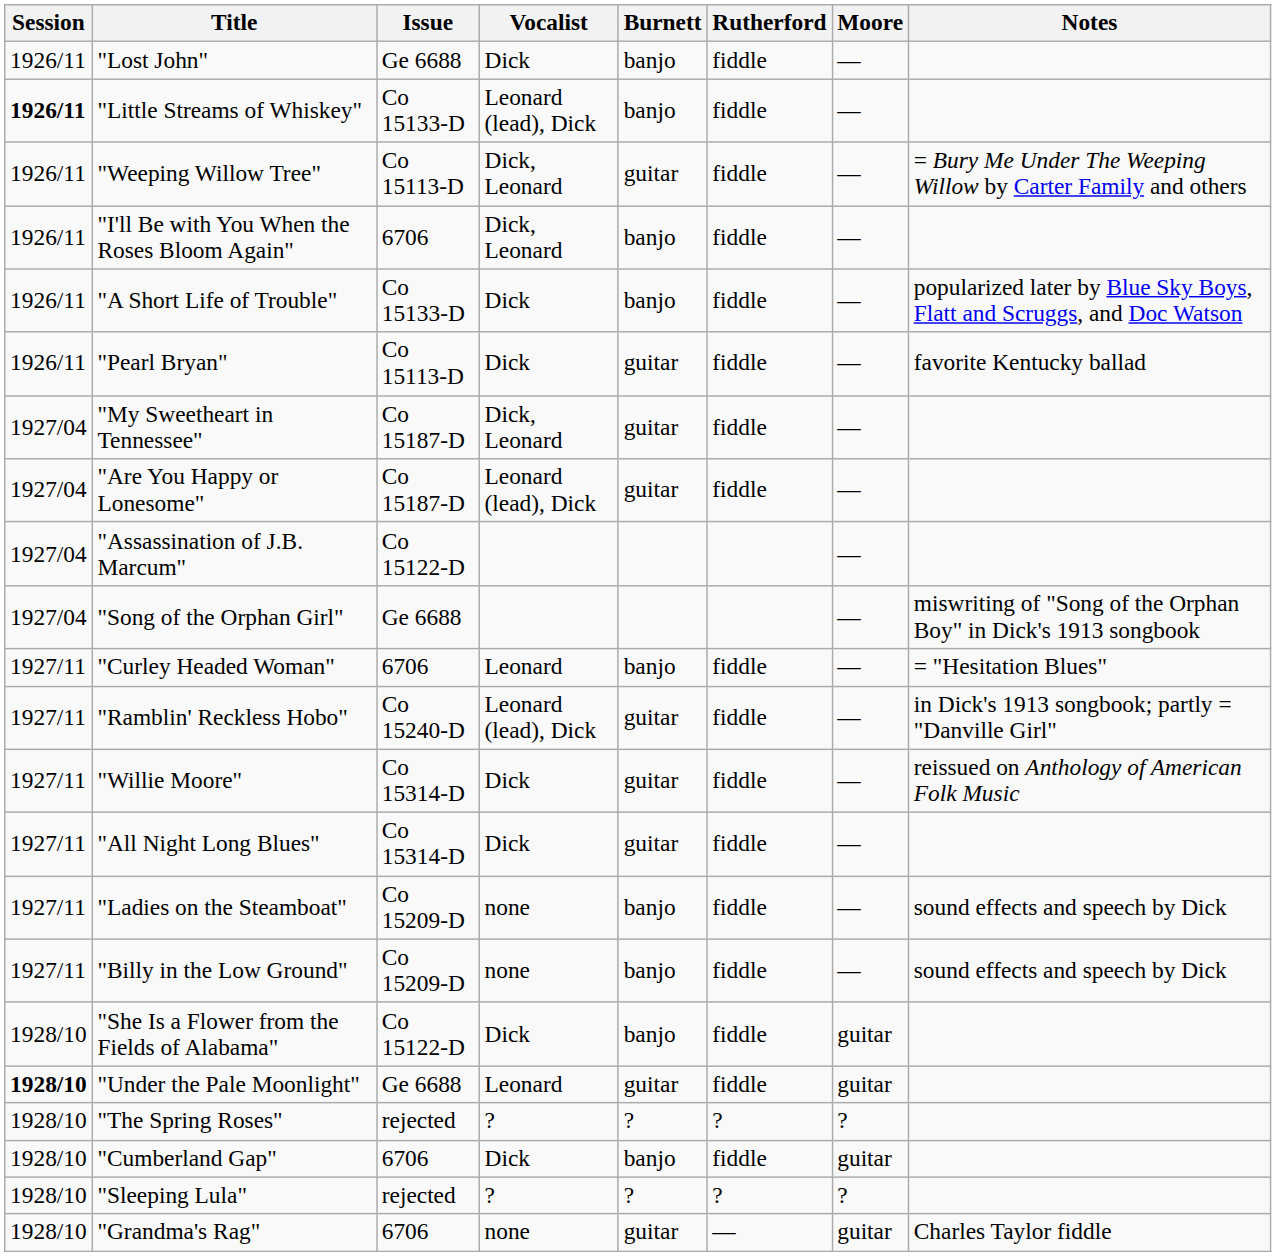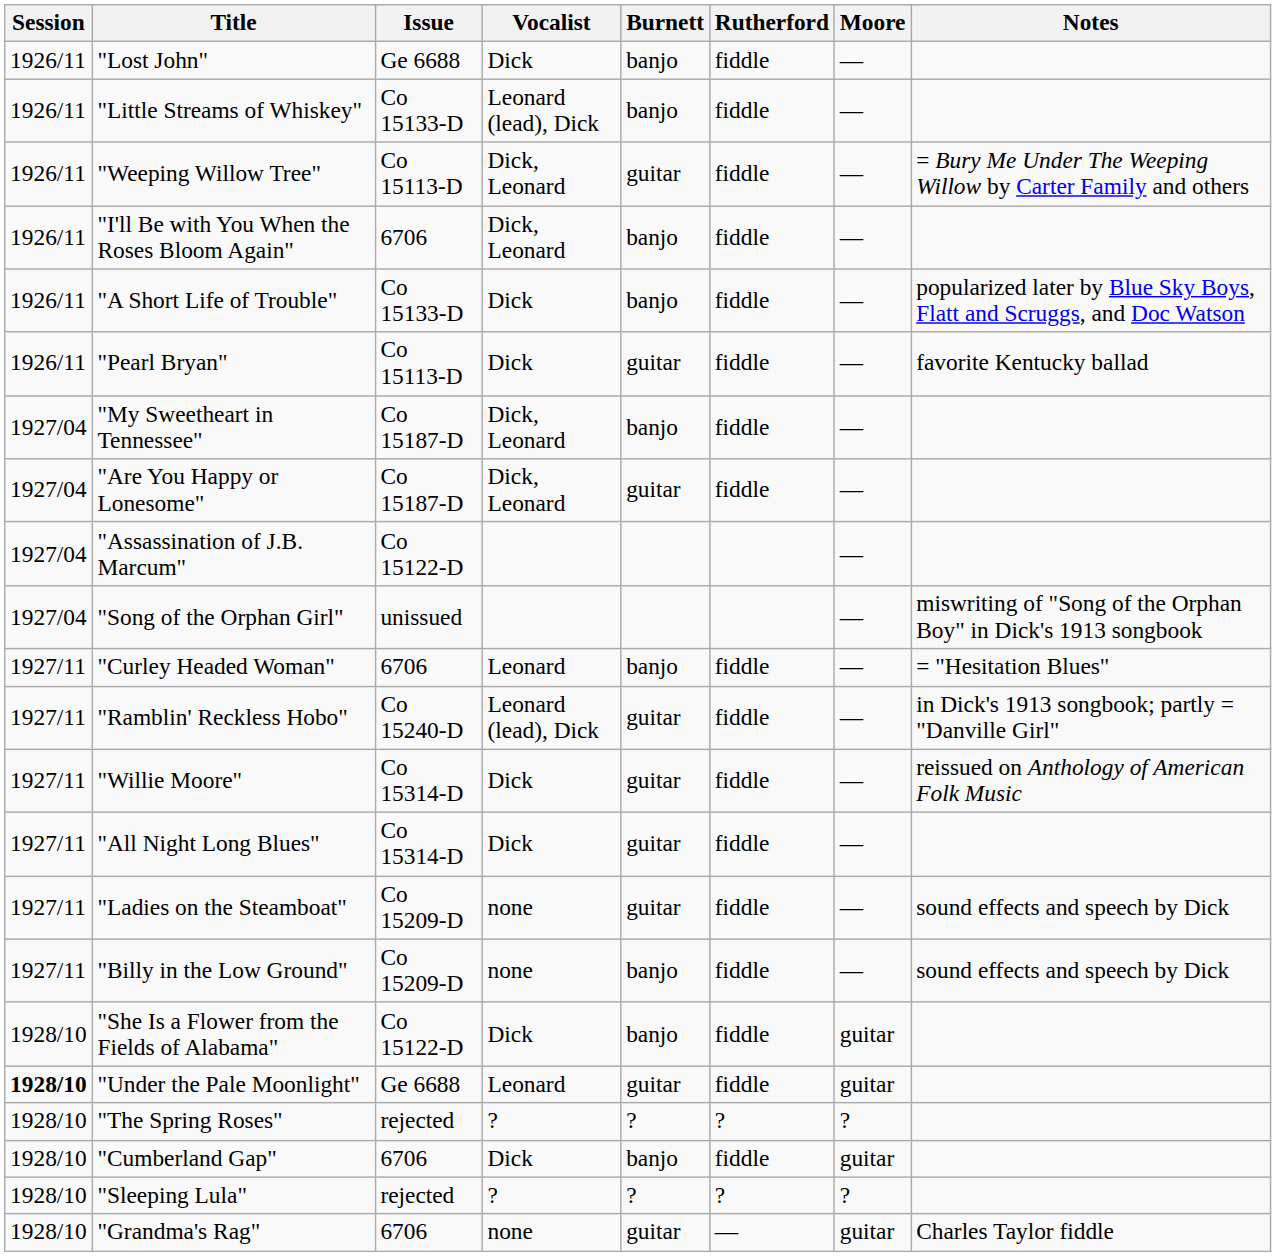(48, 110) bold -> (48, 110) normal
(651, 426) guitar -> (652, 426) banjo
(540, 490) Leonard (lead), Dick -> (526, 490) Dick, Leonard
(422, 616) Ge 6688 -> (421, 616) unissued
(650, 907) banjo -> (653, 907) guitar
